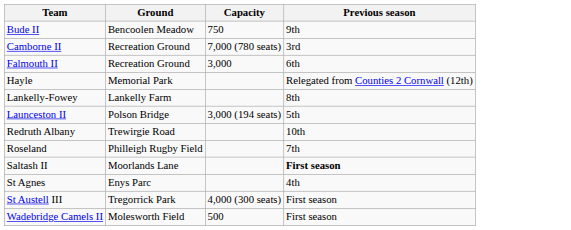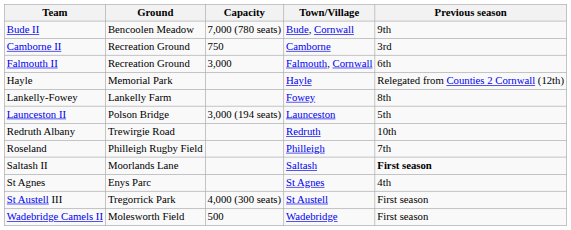+ column: (329, 13)
(216, 30) 750 -> (244, 30) 7,000 (780 seats)
(244, 47) 7,000 (780 seats) -> (216, 47) 750
